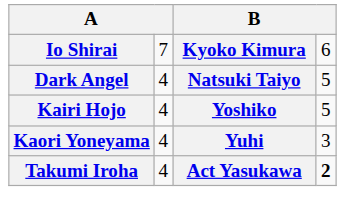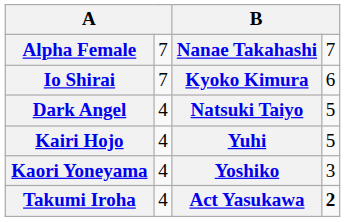+ row: (79, 49)
(244, 110) Yoshiko -> (247, 140) Yuhi
(244, 140) Yuhi -> (247, 170) Yoshiko
